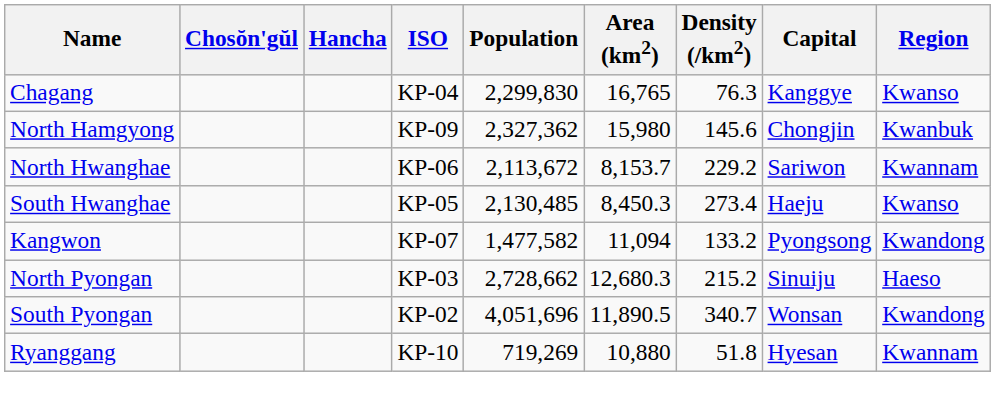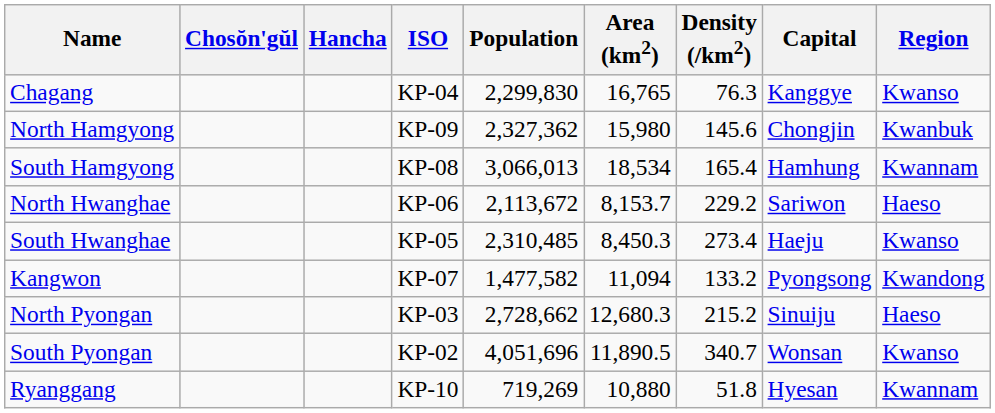+ row: (92, 166)
(930, 166) Kwannam -> (911, 203) Haeso
(532, 203) 2,130,485 -> (532, 240) 2,310,485
(933, 314) Kwandong -> (920, 352) Kwanso
